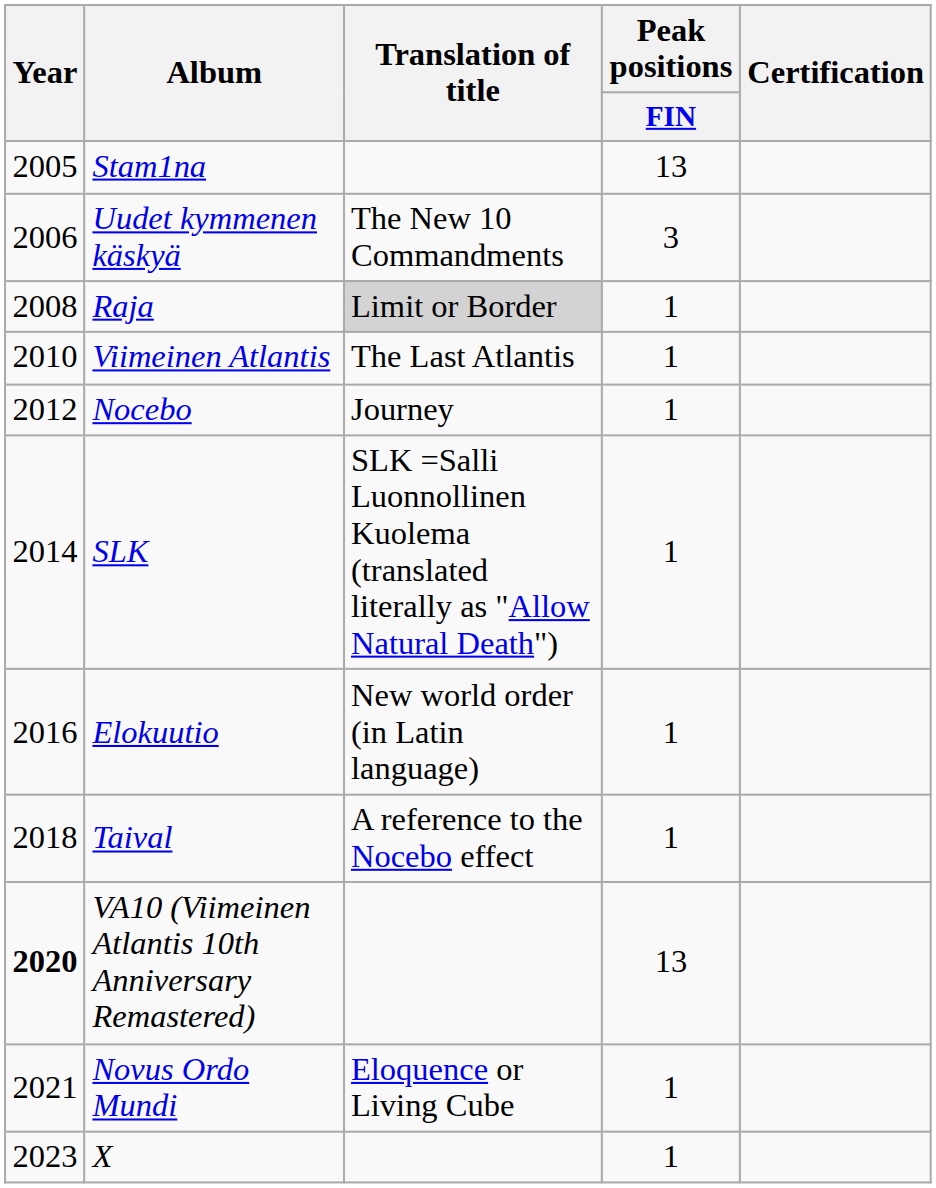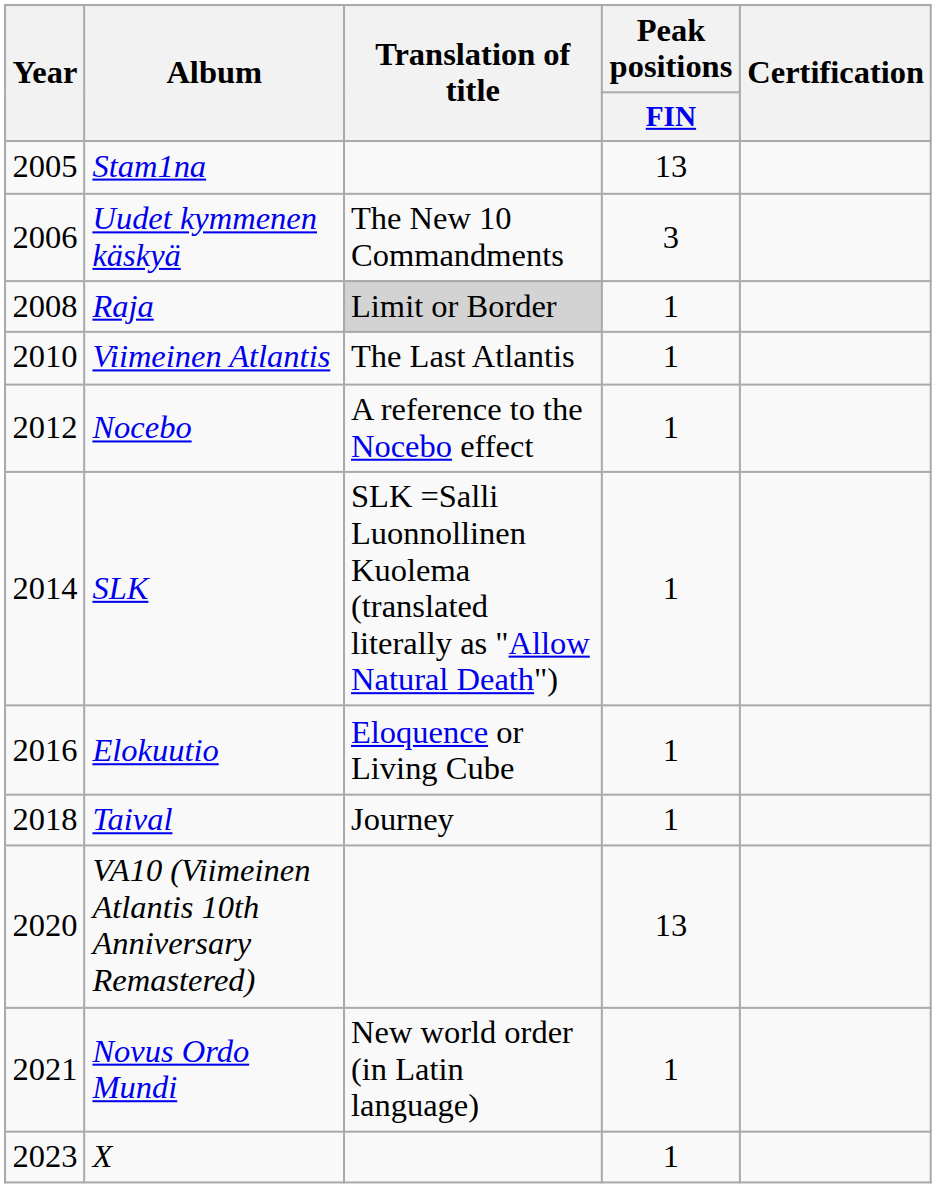(402, 409) Journey -> (467, 427) A reference to the Nocebo effect
(462, 731) New world order (in Latin language) -> (437, 749) Eloquence or Living Cube
(467, 837) A reference to the Nocebo effect -> (402, 819) Journey
(45, 962) bold -> (45, 925) normal
(437, 1086) Eloquence or Living Cube -> (462, 1068) New world order (in Latin language)
